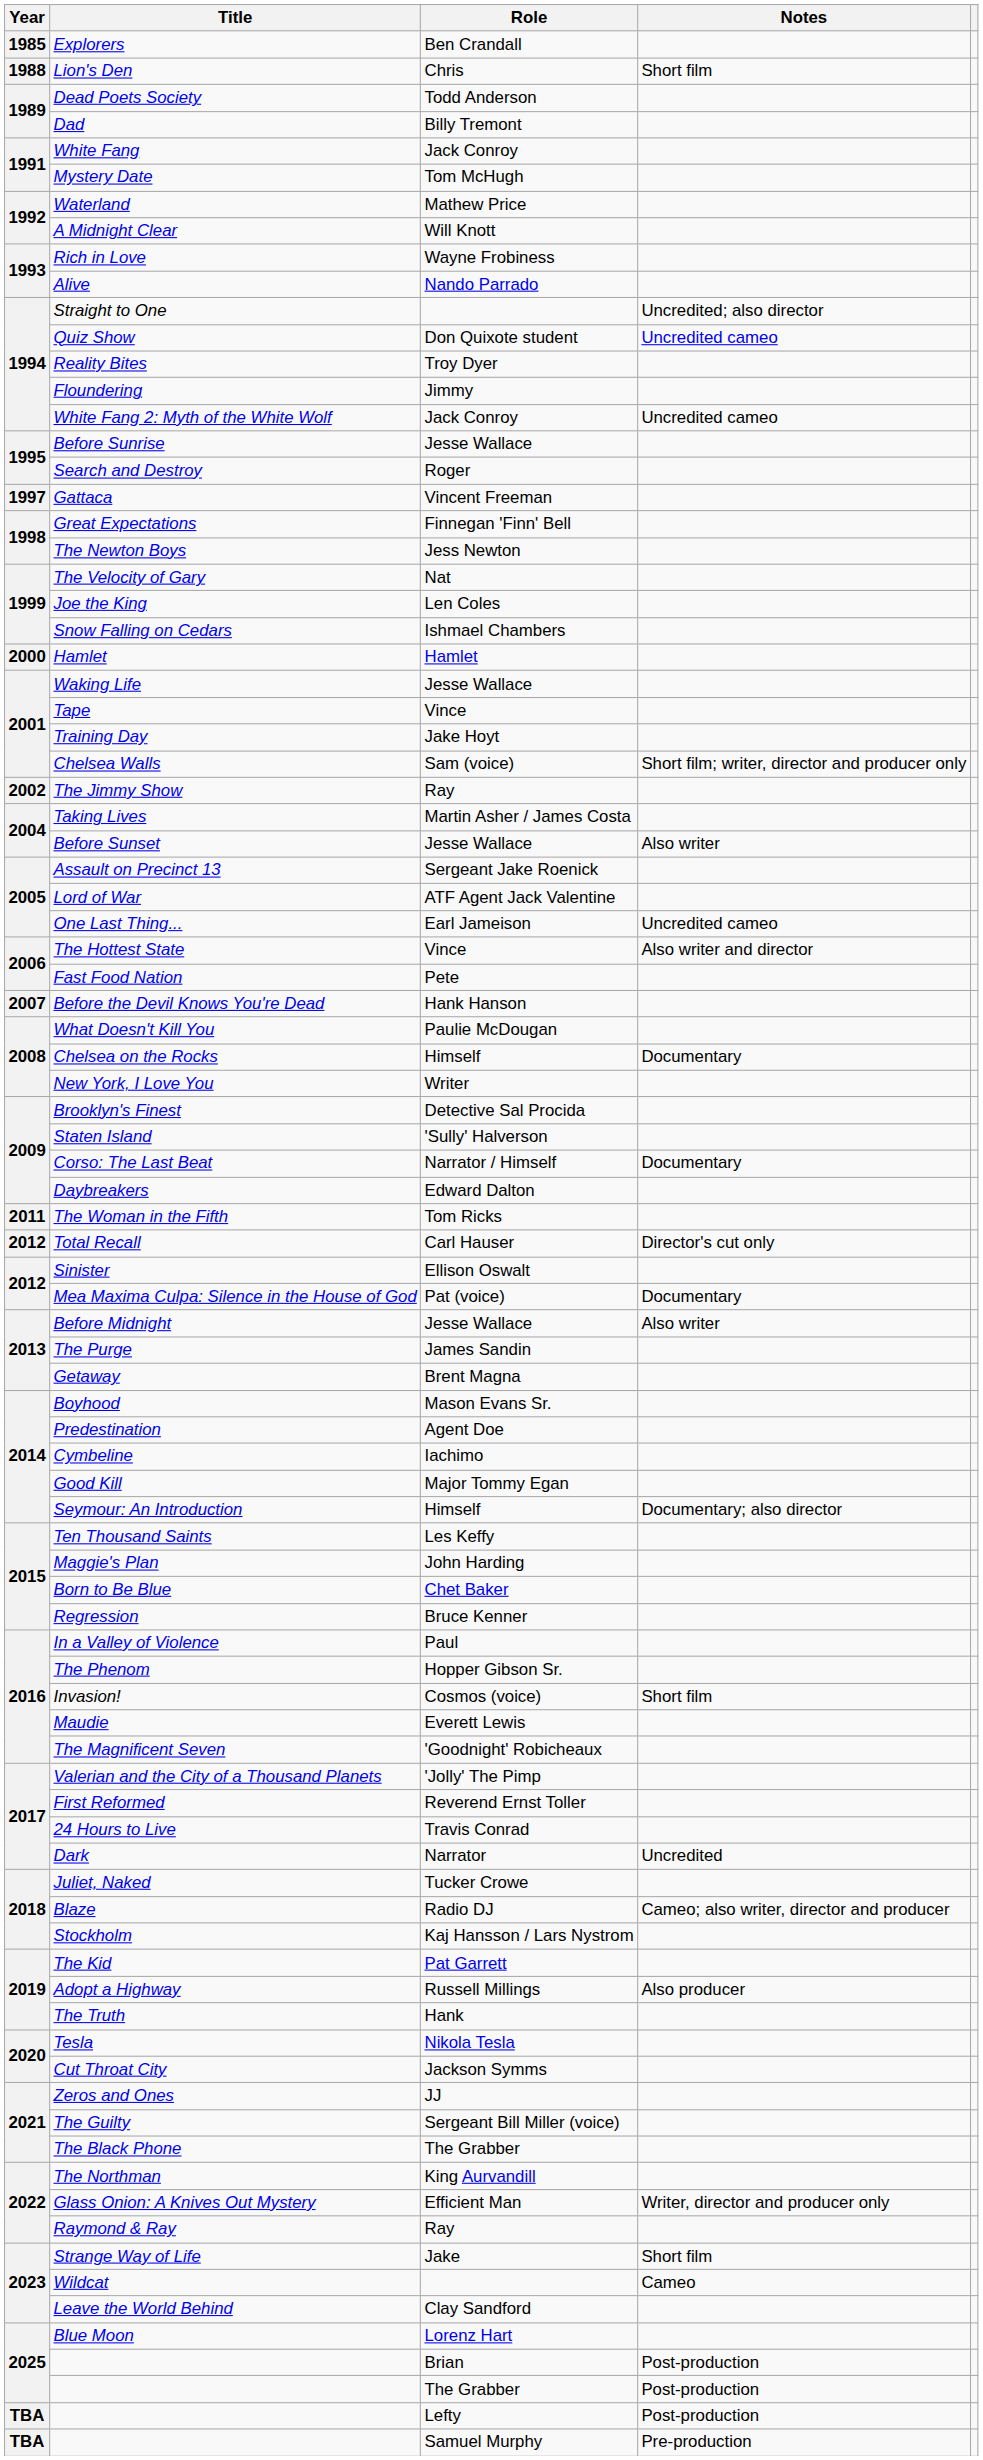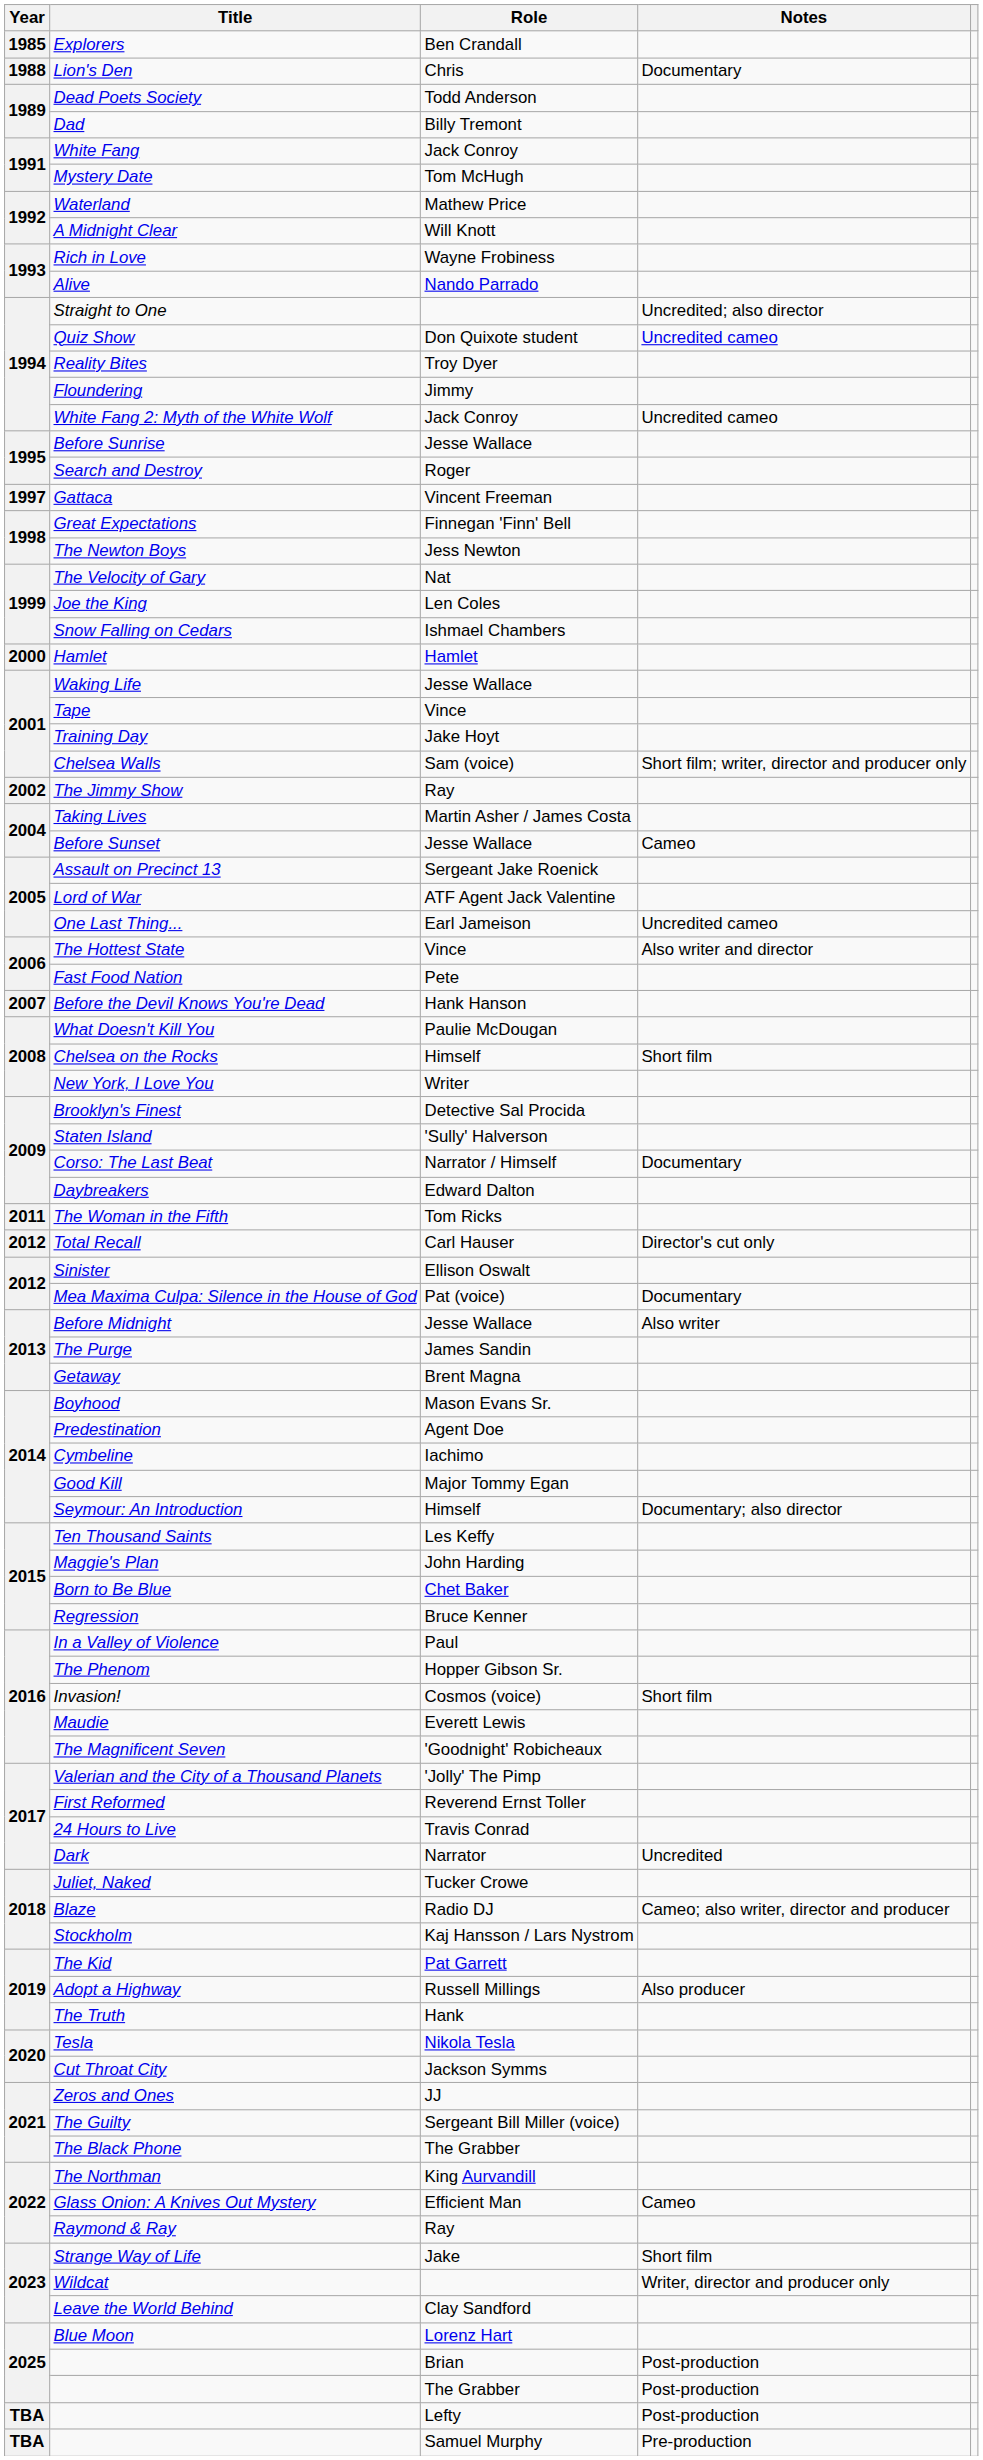(677, 71) Short film -> (691, 71) Documentary
(681, 843) Also writer -> (668, 843) Cameo
(691, 1056) Documentary -> (677, 1056) Short film
(765, 2202) Writer, director and producer only -> (668, 2202) Cameo
(668, 2282) Cameo -> (765, 2282) Writer, director and producer only
